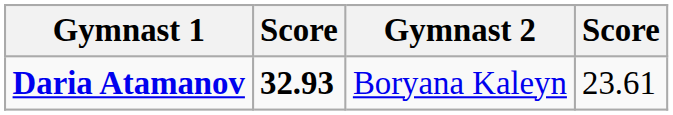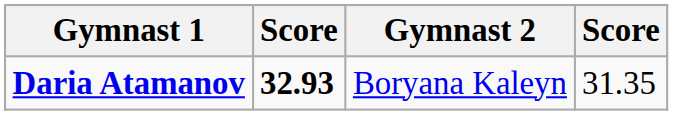(619, 82) 23.61 -> (619, 82) 31.35
